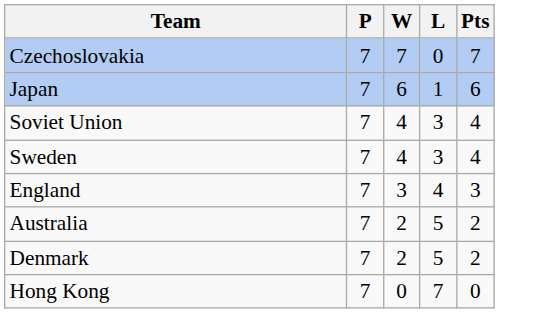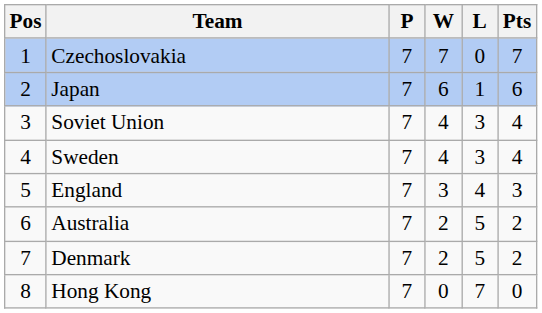+ column: (26, 21)
